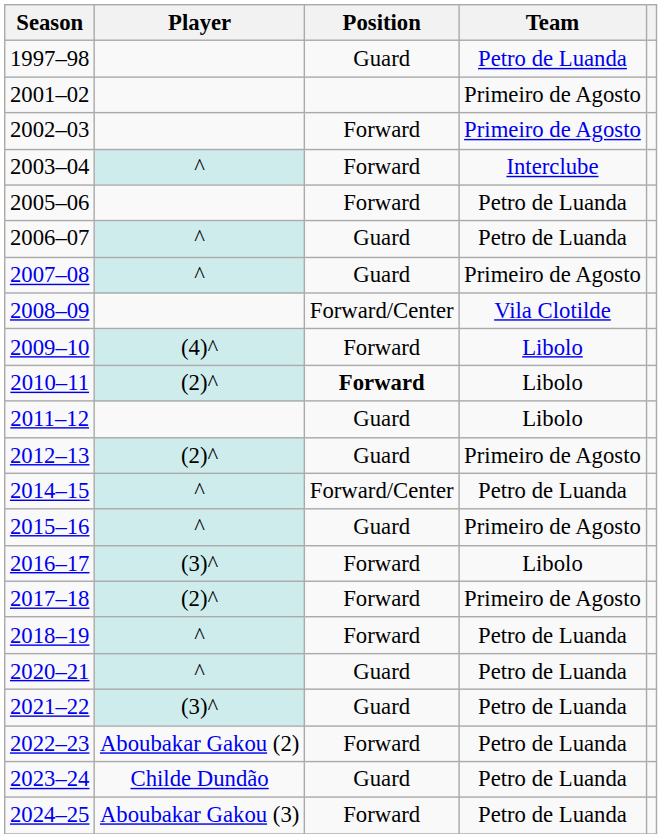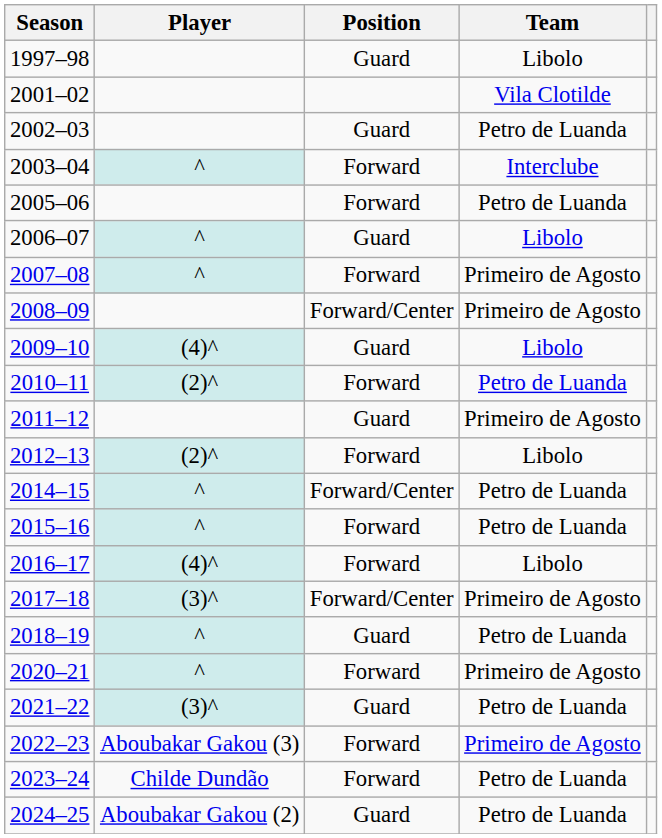(552, 58) Petro de Luanda -> (552, 58) Libolo
(552, 94) Primeiro de Agosto -> (552, 94) Vila Clotilde
(382, 130) Forward -> (382, 130) Guard
(552, 130) Primeiro de Agosto -> (552, 130) Petro de Luanda
(552, 238) Petro de Luanda -> (552, 238) Libolo
(382, 274) Guard -> (382, 274) Forward
(552, 310) Vila Clotilde -> (552, 310) Primeiro de Agosto
(382, 346) Forward -> (382, 346) Guard
(382, 382) bold -> (382, 382) normal
(552, 382) Libolo -> (552, 382) Petro de Luanda
(552, 418) Libolo -> (552, 418) Primeiro de Agosto
(382, 454) Guard -> (382, 454) Forward
(552, 454) Primeiro de Agosto -> (552, 454) Libolo
(382, 526) Guard -> (382, 526) Forward
(552, 526) Primeiro de Agosto -> (552, 526) Petro de Luanda
(200, 563) (3)^ -> (200, 563) (4)^
(200, 599) (2)^ -> (200, 599) (3)^
(382, 599) Forward -> (382, 599) Forward/Center
(382, 635) Forward -> (382, 635) Guard
(382, 671) Guard -> (382, 671) Forward
(552, 671) Petro de Luanda -> (552, 671) Primeiro de Agosto
(200, 743) Aboubakar Gakou (2) -> (200, 743) Aboubakar Gakou (3)
(552, 743) Petro de Luanda -> (552, 743) Primeiro de Agosto
(382, 779) Guard -> (382, 779) Forward
(200, 815) Aboubakar Gakou (3) -> (200, 815) Aboubakar Gakou (2)
(382, 815) Forward -> (382, 815) Guard
